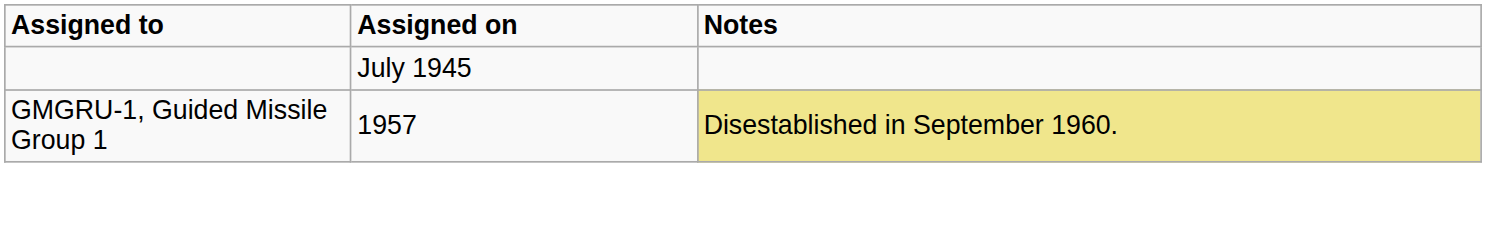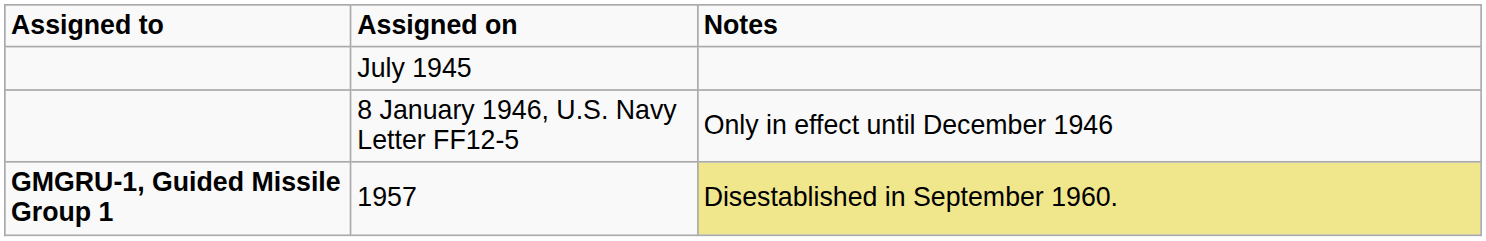+ row: (517, 125)
(169, 125) normal -> (176, 197) bold
